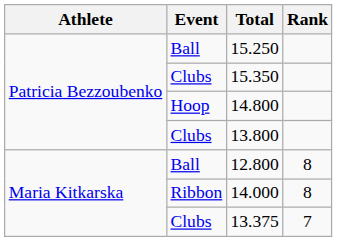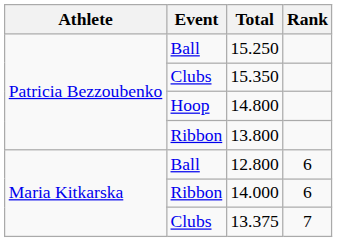(191, 135) Clubs -> (196, 135) Ribbon
(308, 164) 8 -> (308, 164) 6
(308, 193) 8 -> (308, 193) 6
